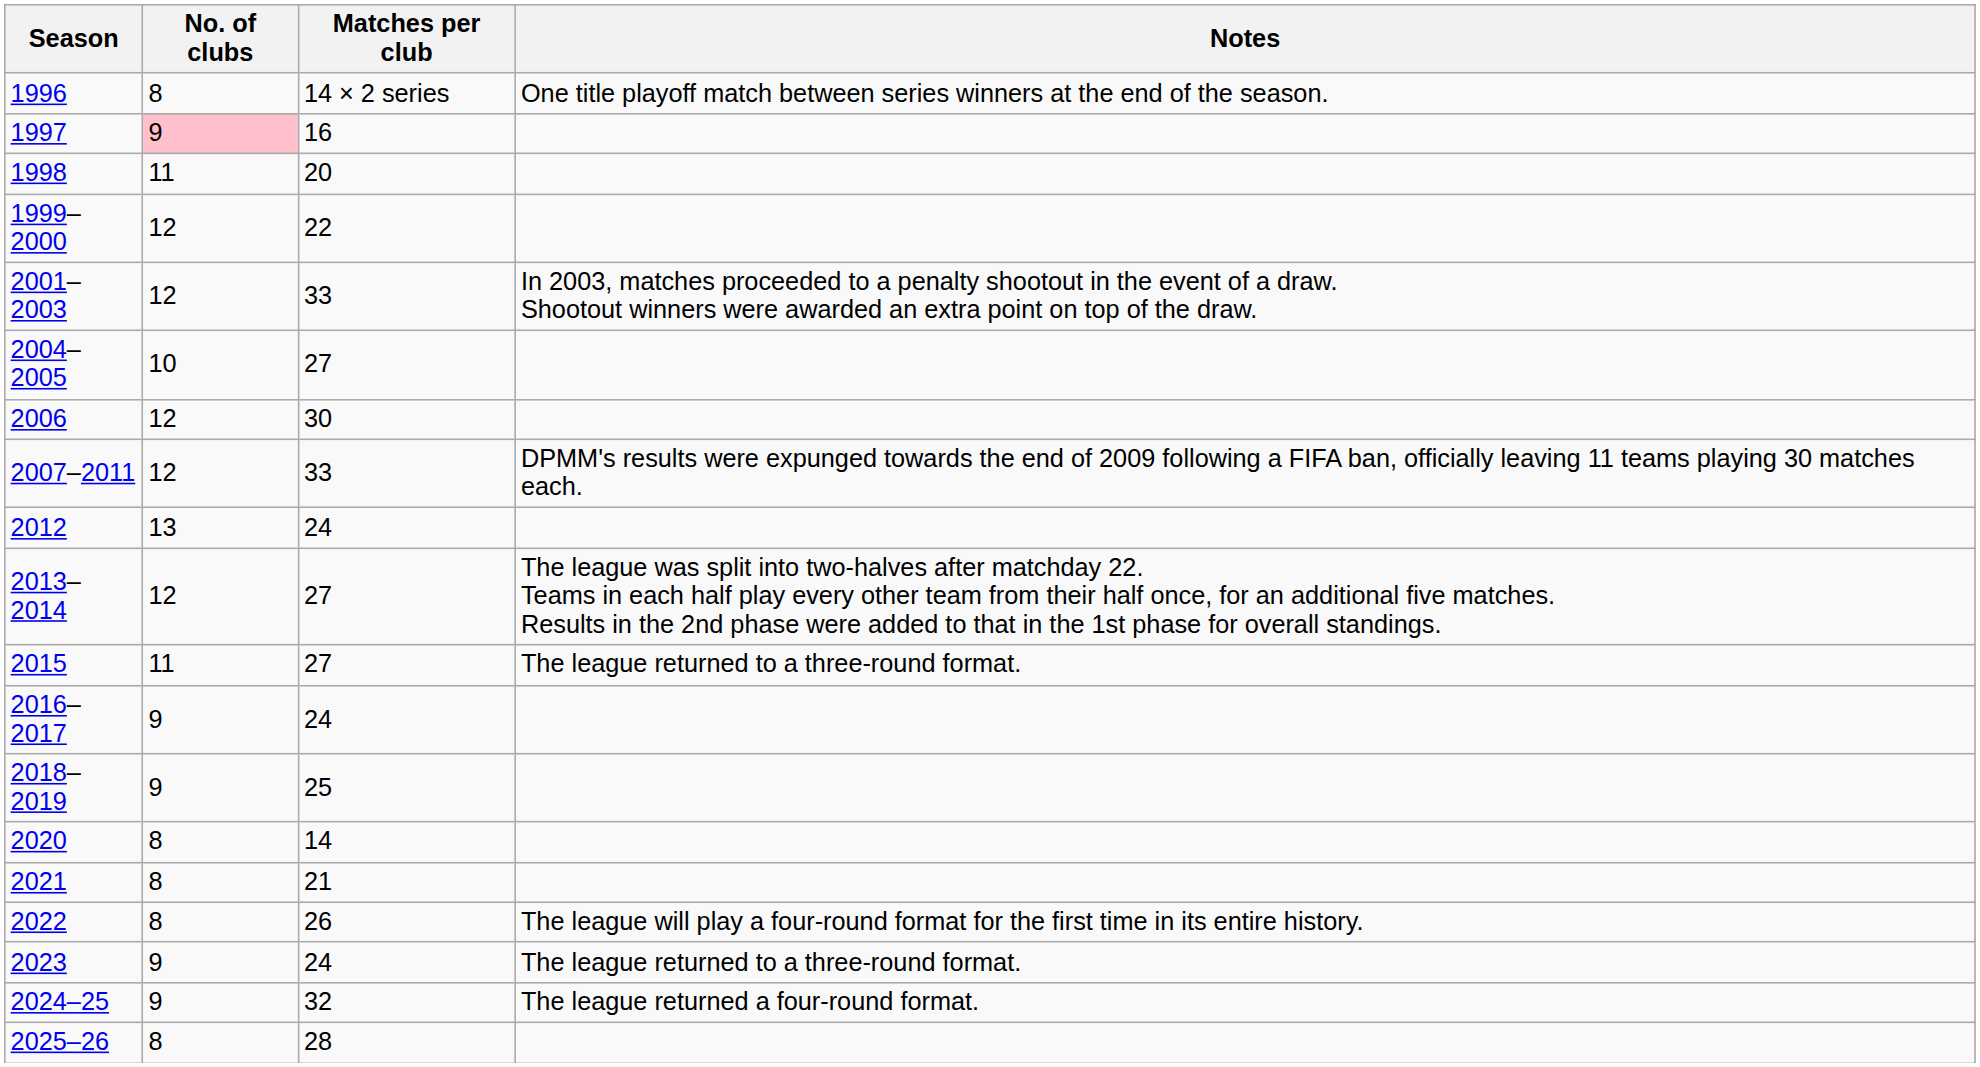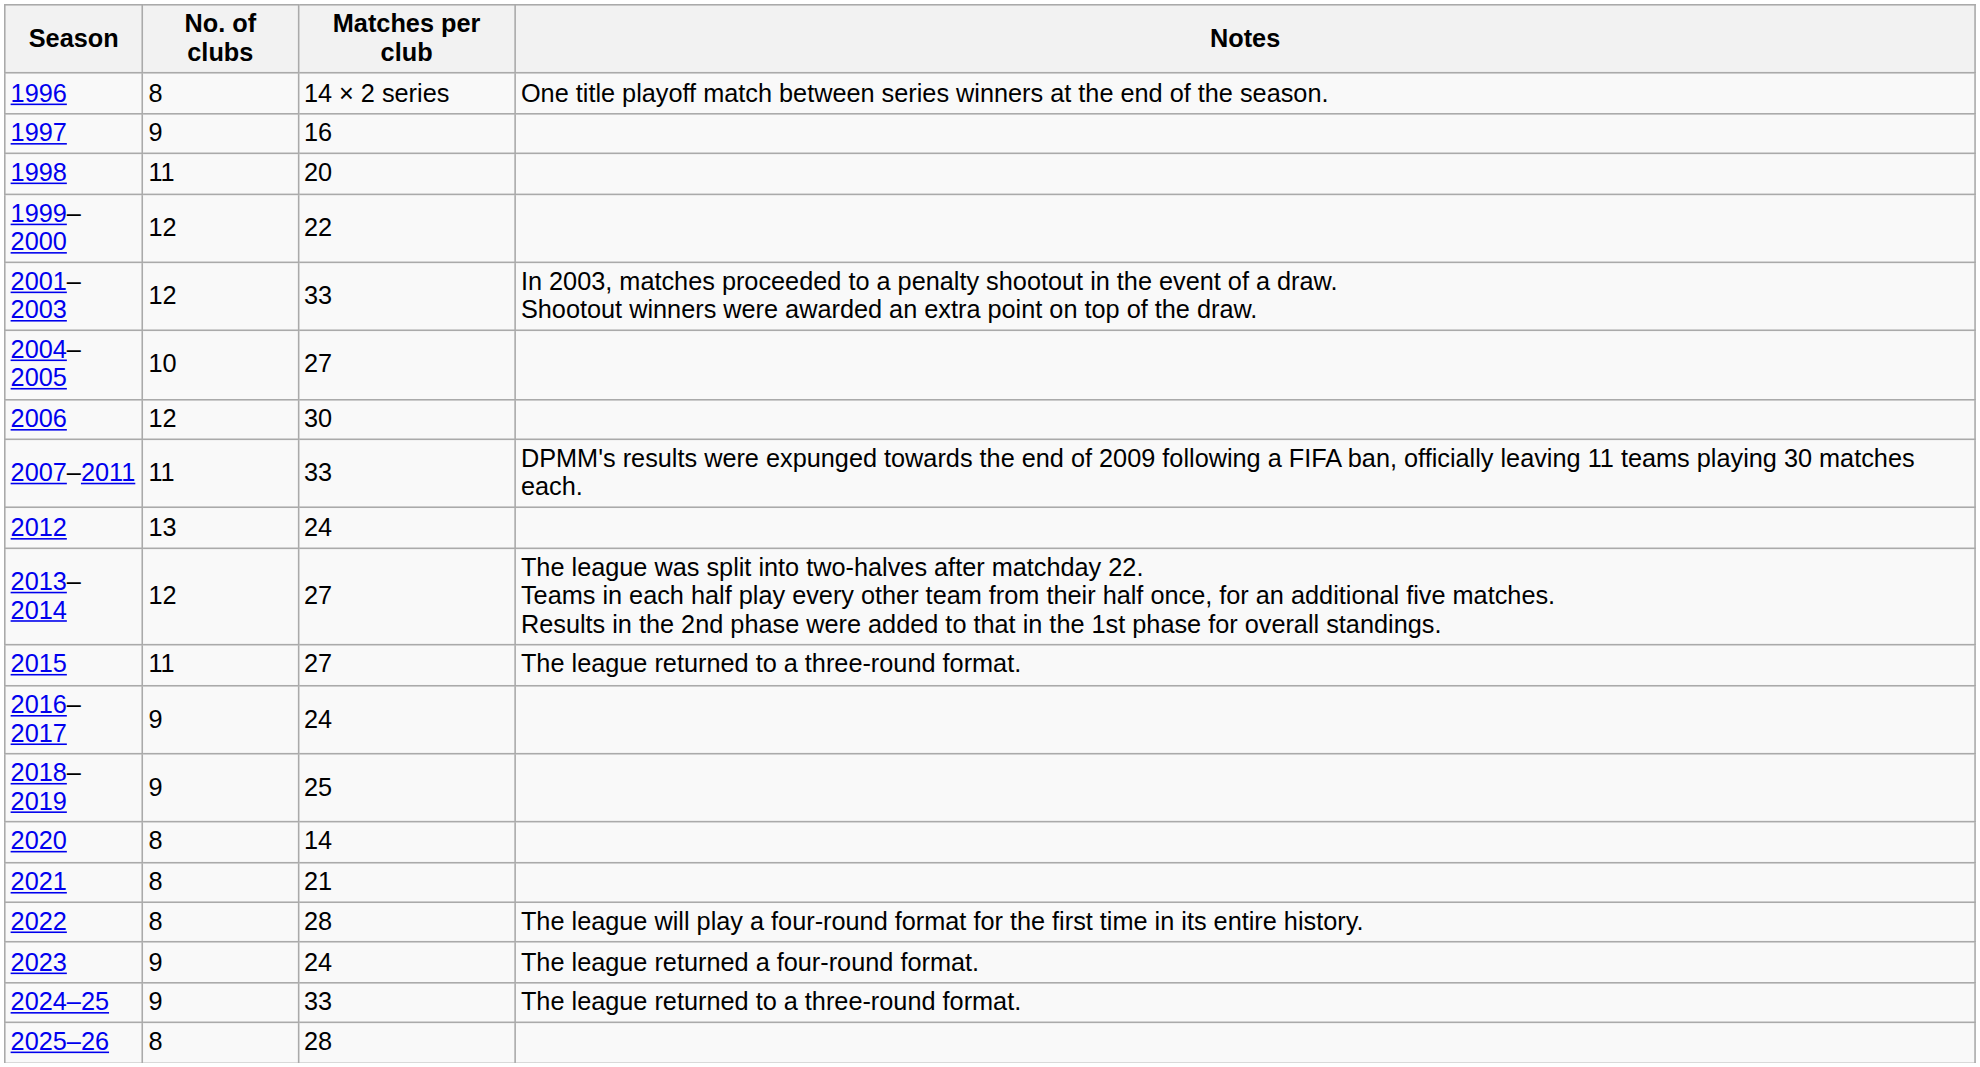(155, 133) pink background -> (155, 133) no background
(162, 473) 12 -> (162, 473) 11
(318, 921) 26 -> (318, 921) 28
(771, 962) The league returned to a three-round format. -> (750, 962) The league returned a four-round format.
(318, 1002) 32 -> (318, 1002) 33
(750, 1002) The league returned a four-round format. -> (771, 1002) The league returned to a three-round format.
